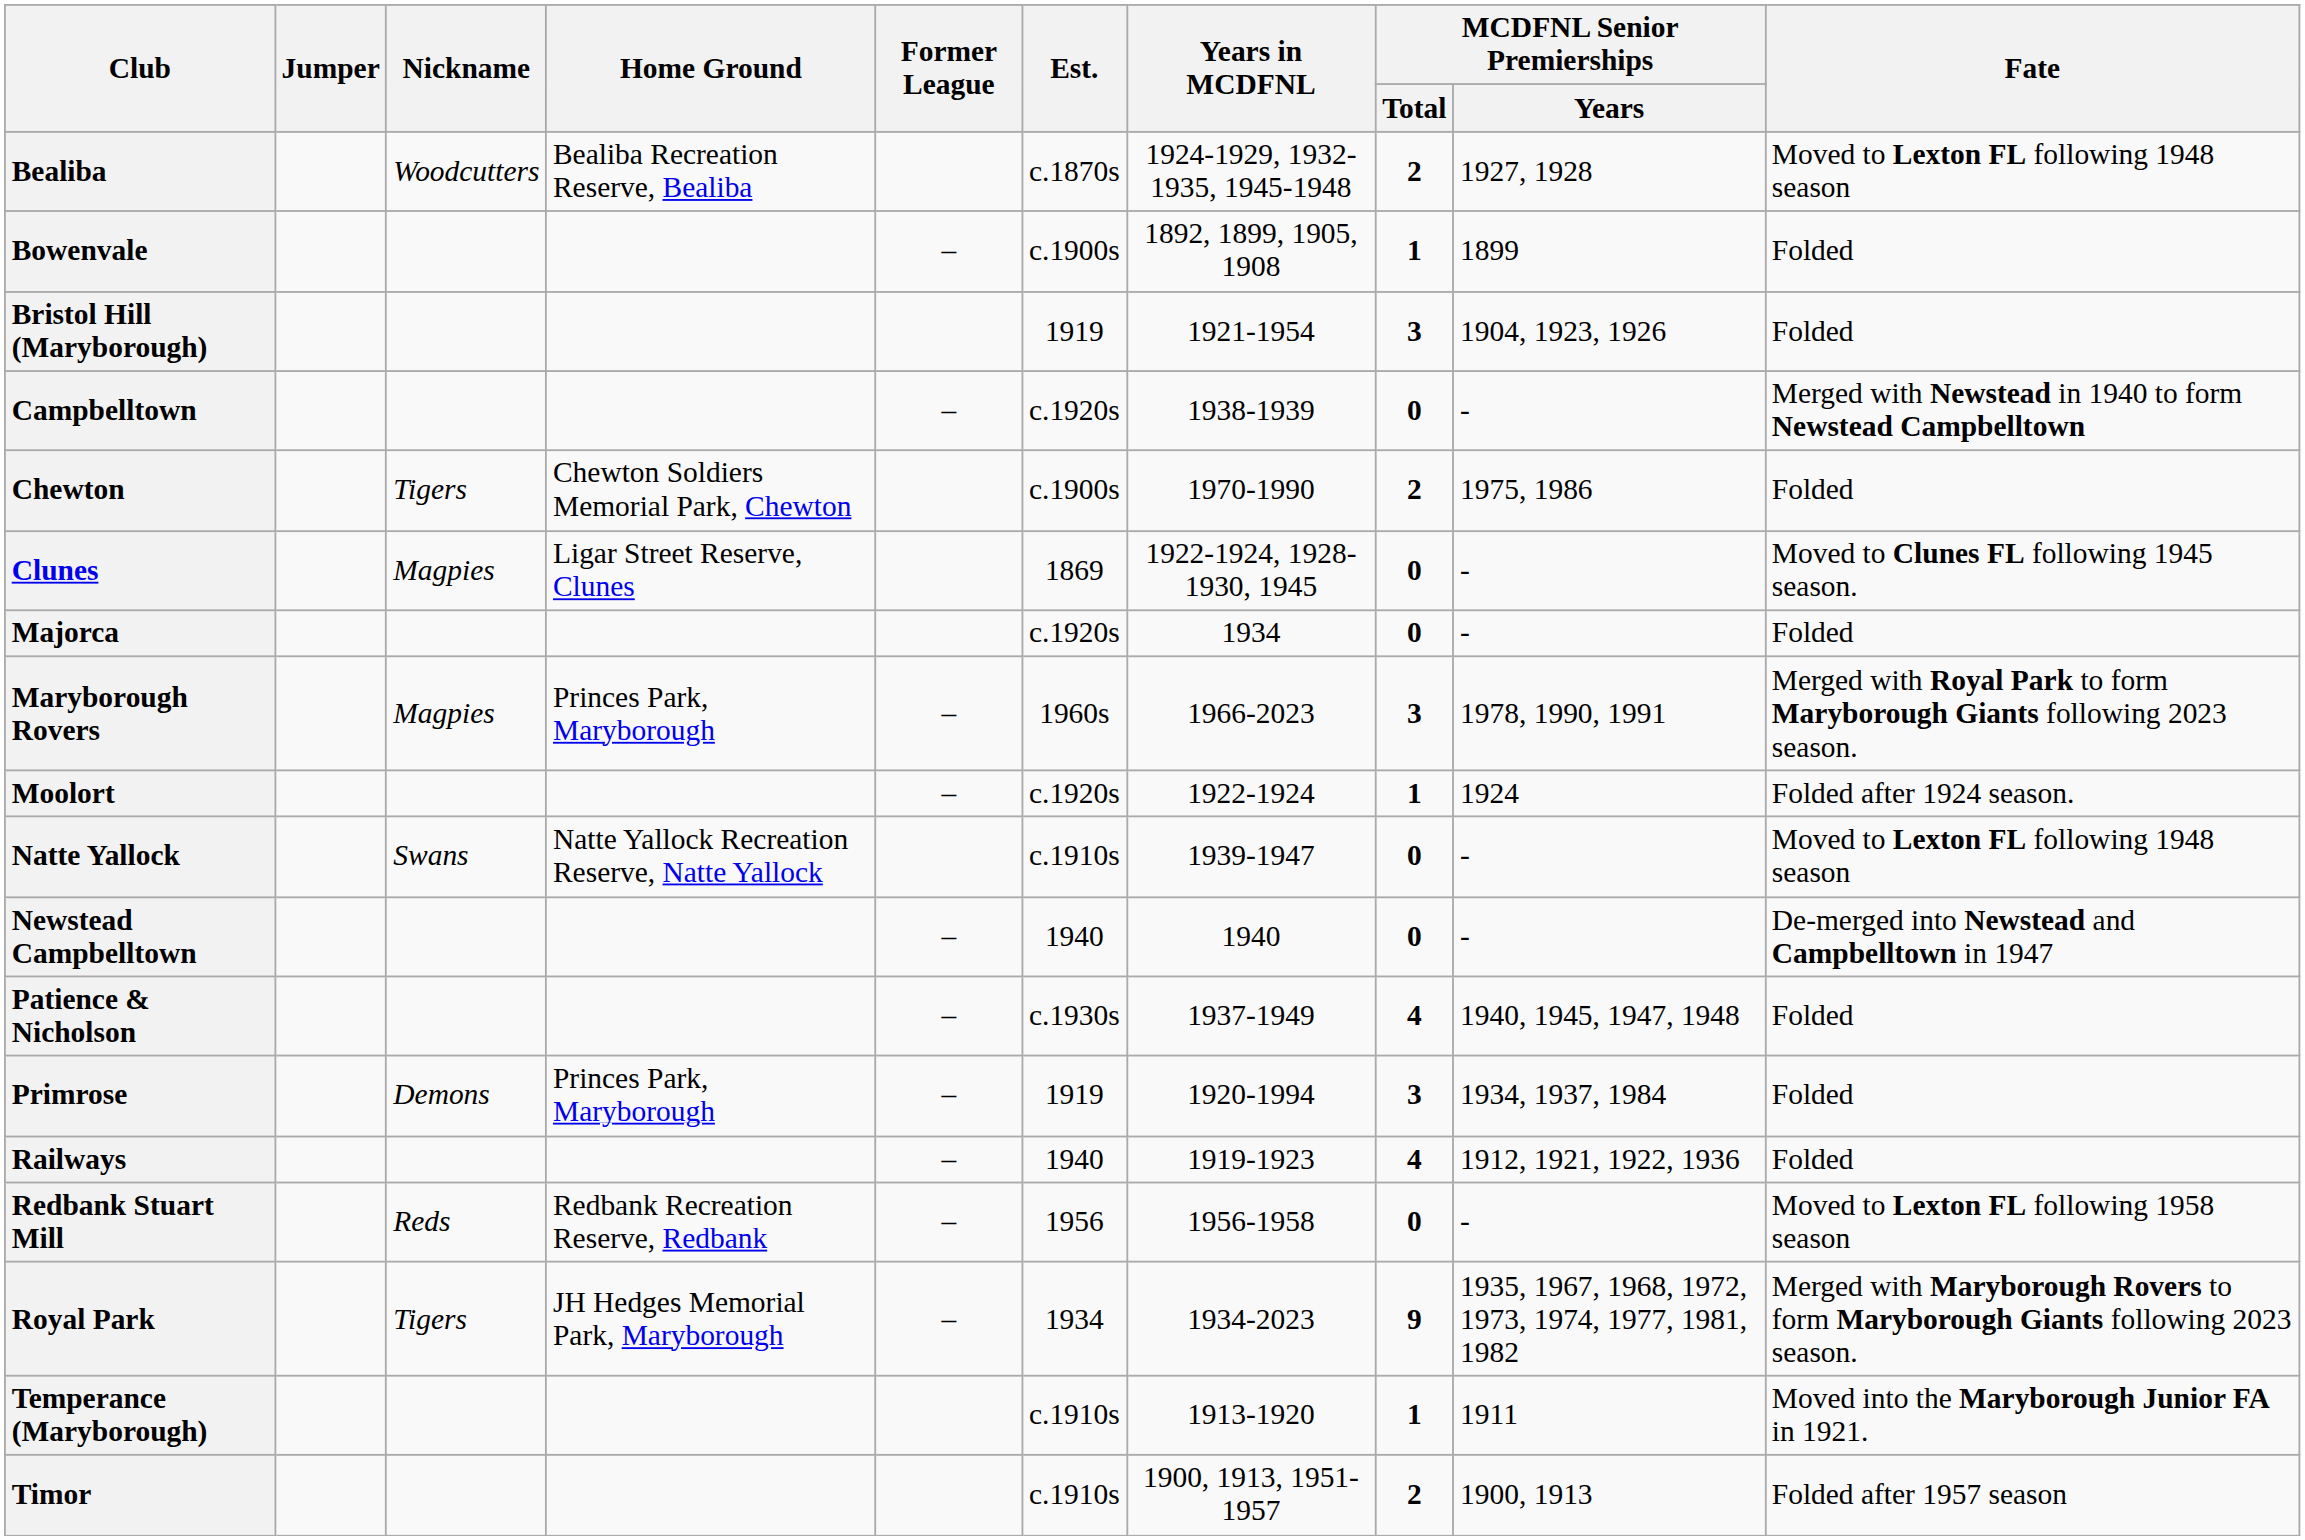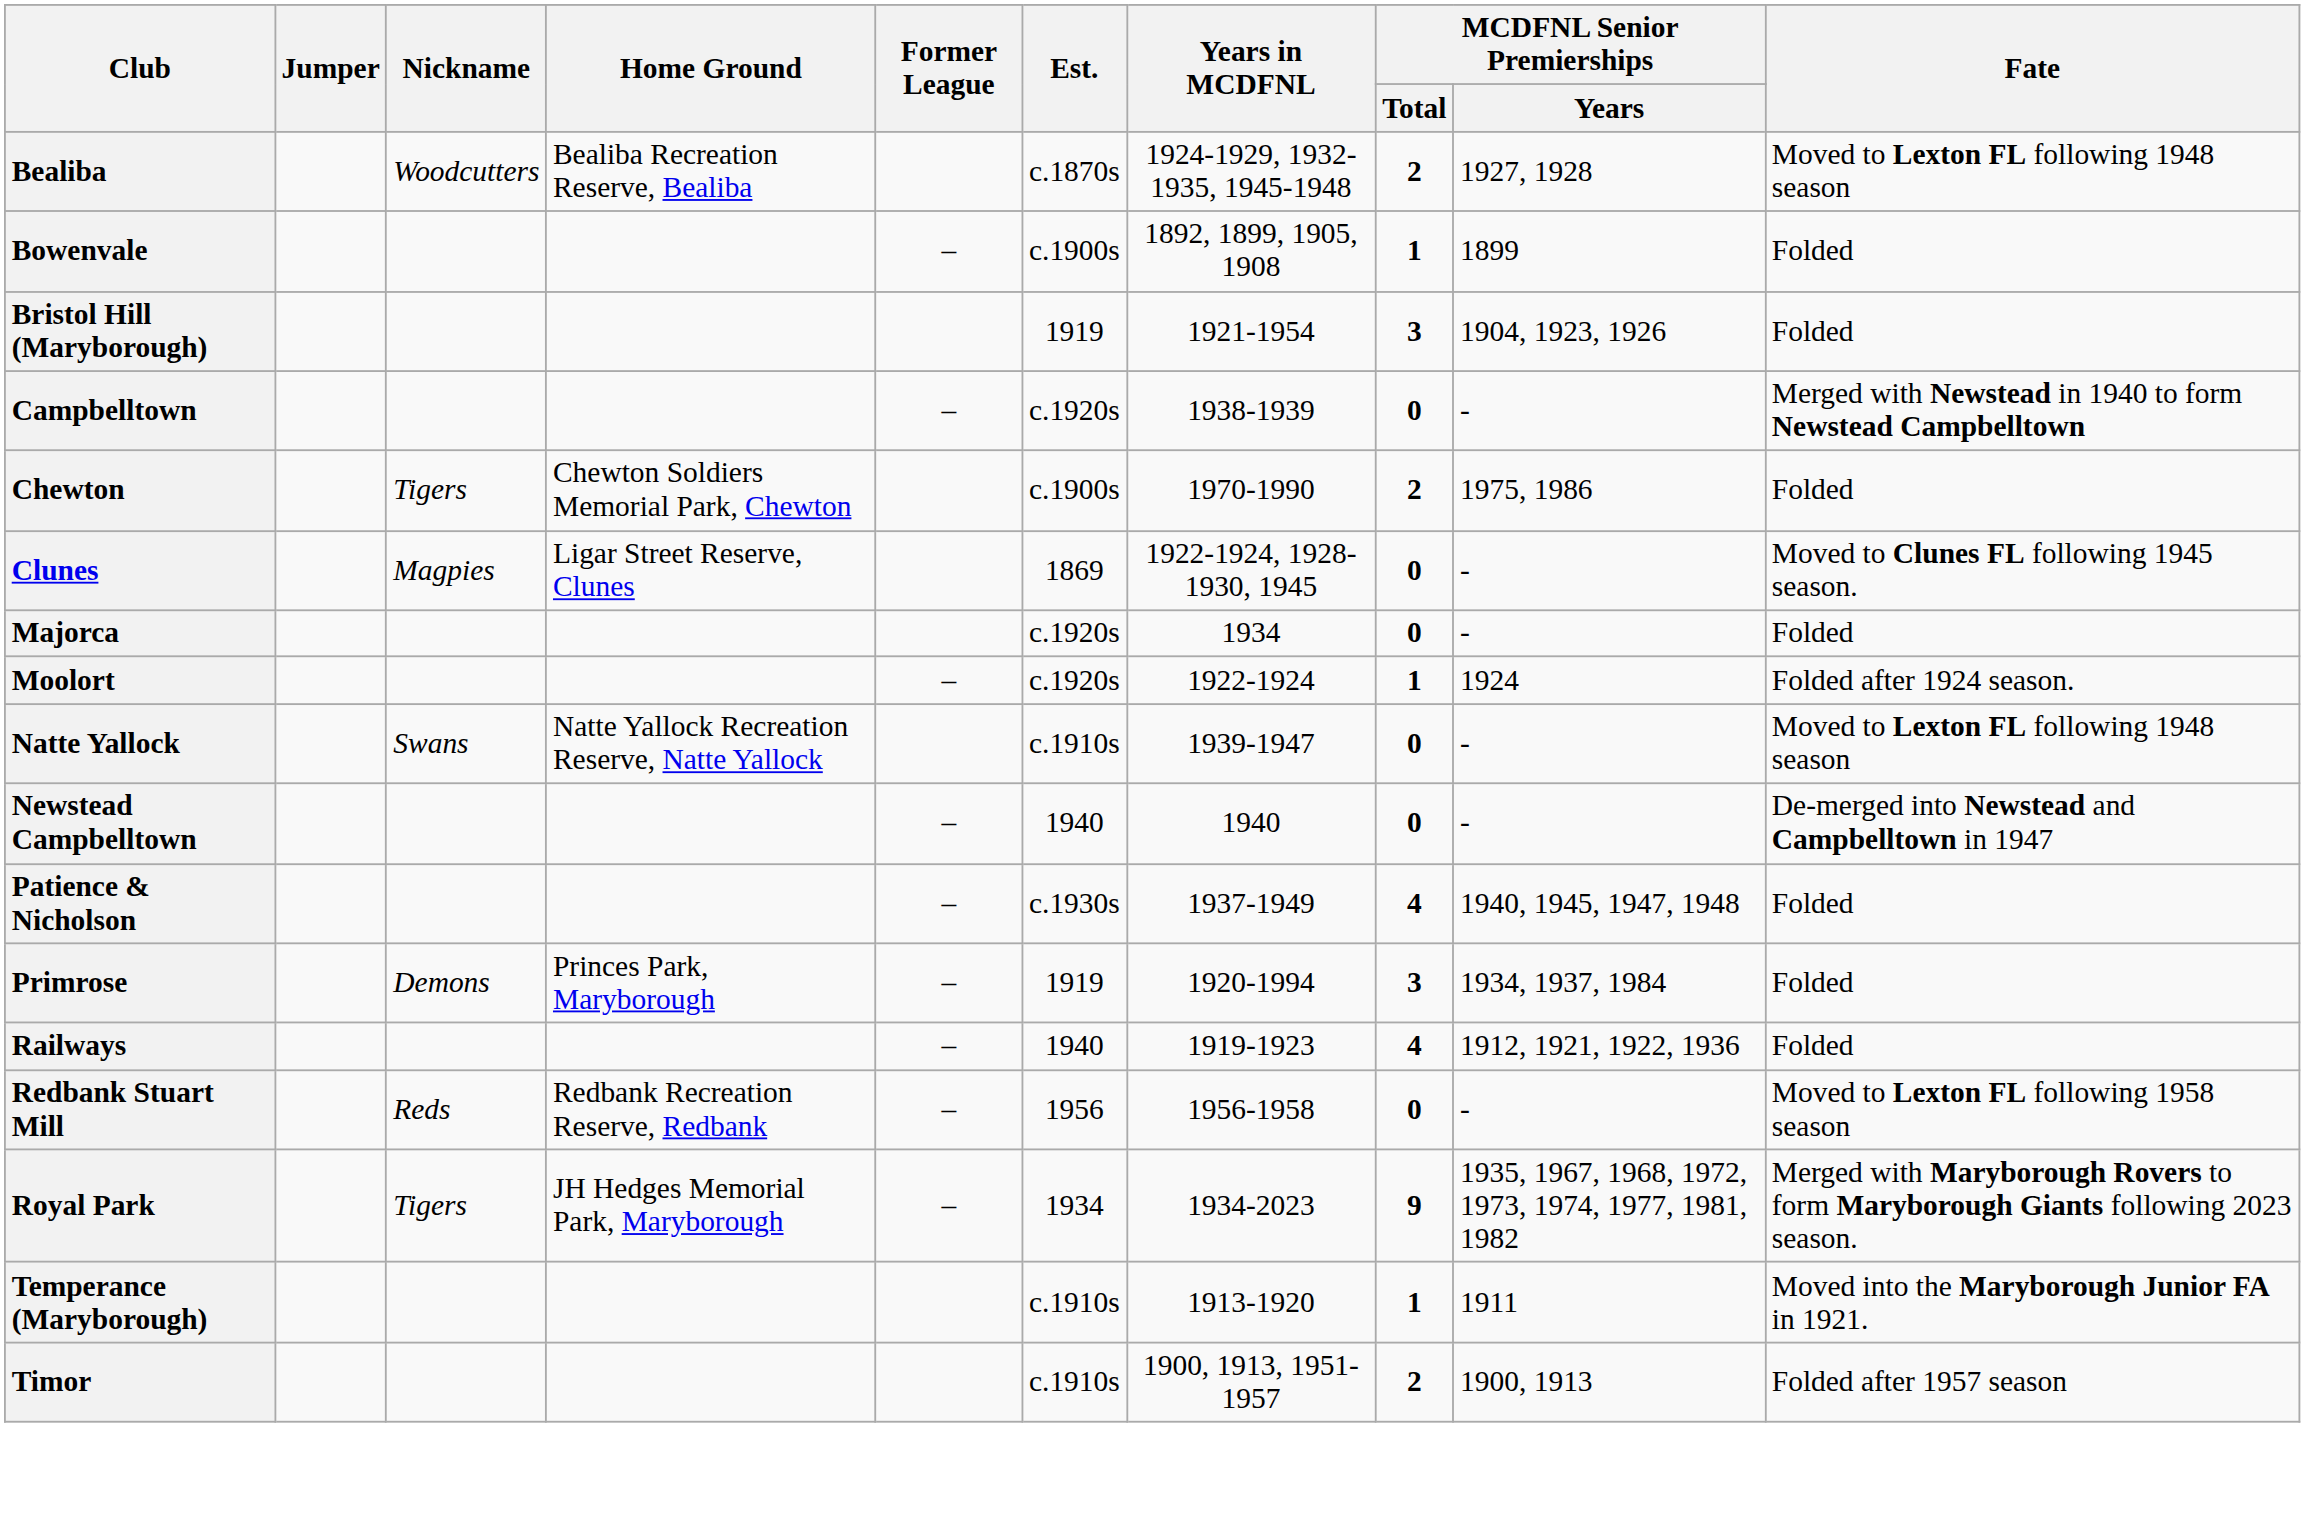- row: (100, 713)
